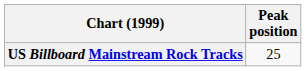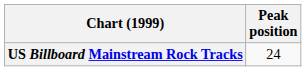(273, 54) 25 -> (273, 54) 24
